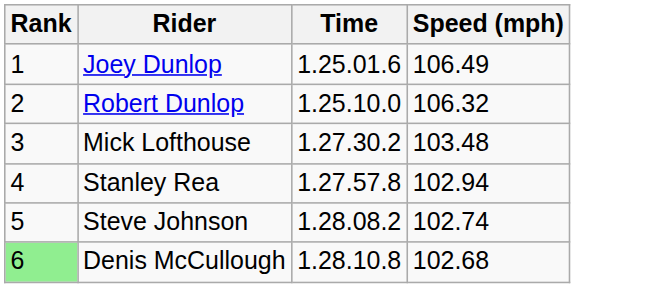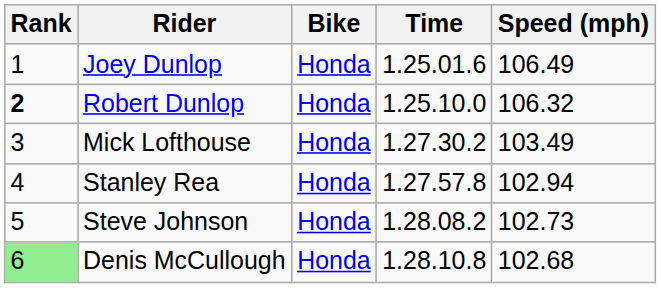+ column: (334, 24)
(17, 103) normal -> (17, 103) bold
(451, 143) 103.48 -> (536, 143) 103.49
(451, 222) 102.74 -> (536, 222) 102.73
